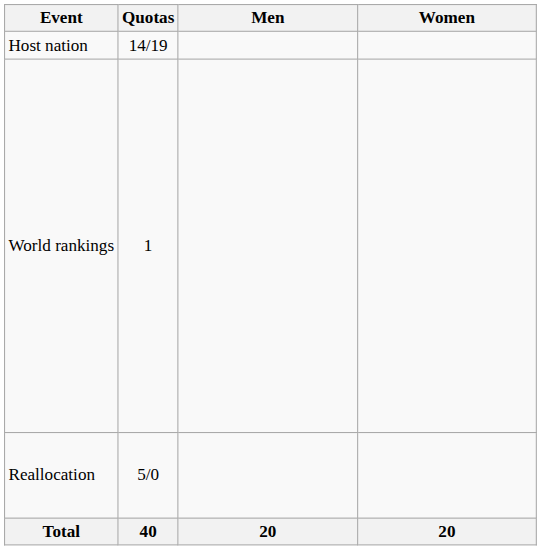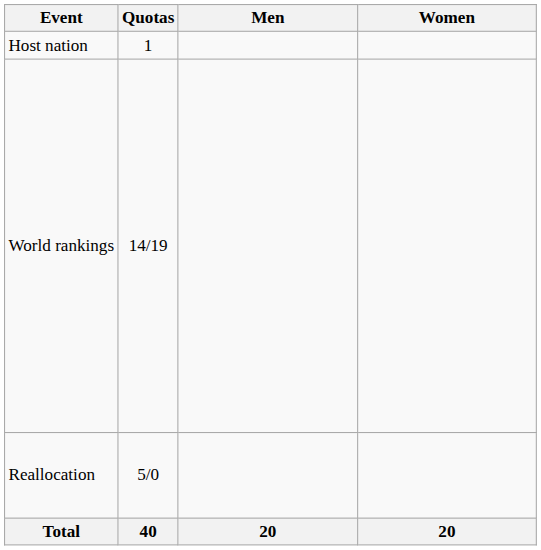(148, 45) 14/19 -> (148, 45) 1
(148, 245) 1 -> (148, 245) 14/19
